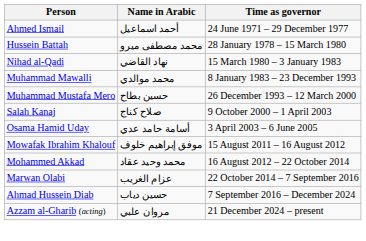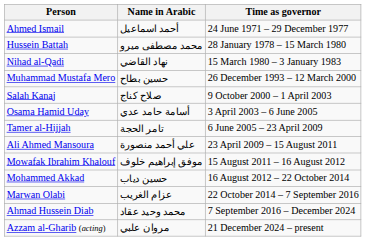- row: (49, 78)
+ row: (39, 128)
+ row: (50, 145)
(153, 162) محمد وحيد عقاد -> (144, 178) حسين دياب
(144, 195) حسين دياب -> (153, 211) محمد وحيد عقاد
